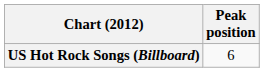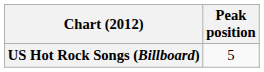(231, 55) 6 -> (231, 55) 5
